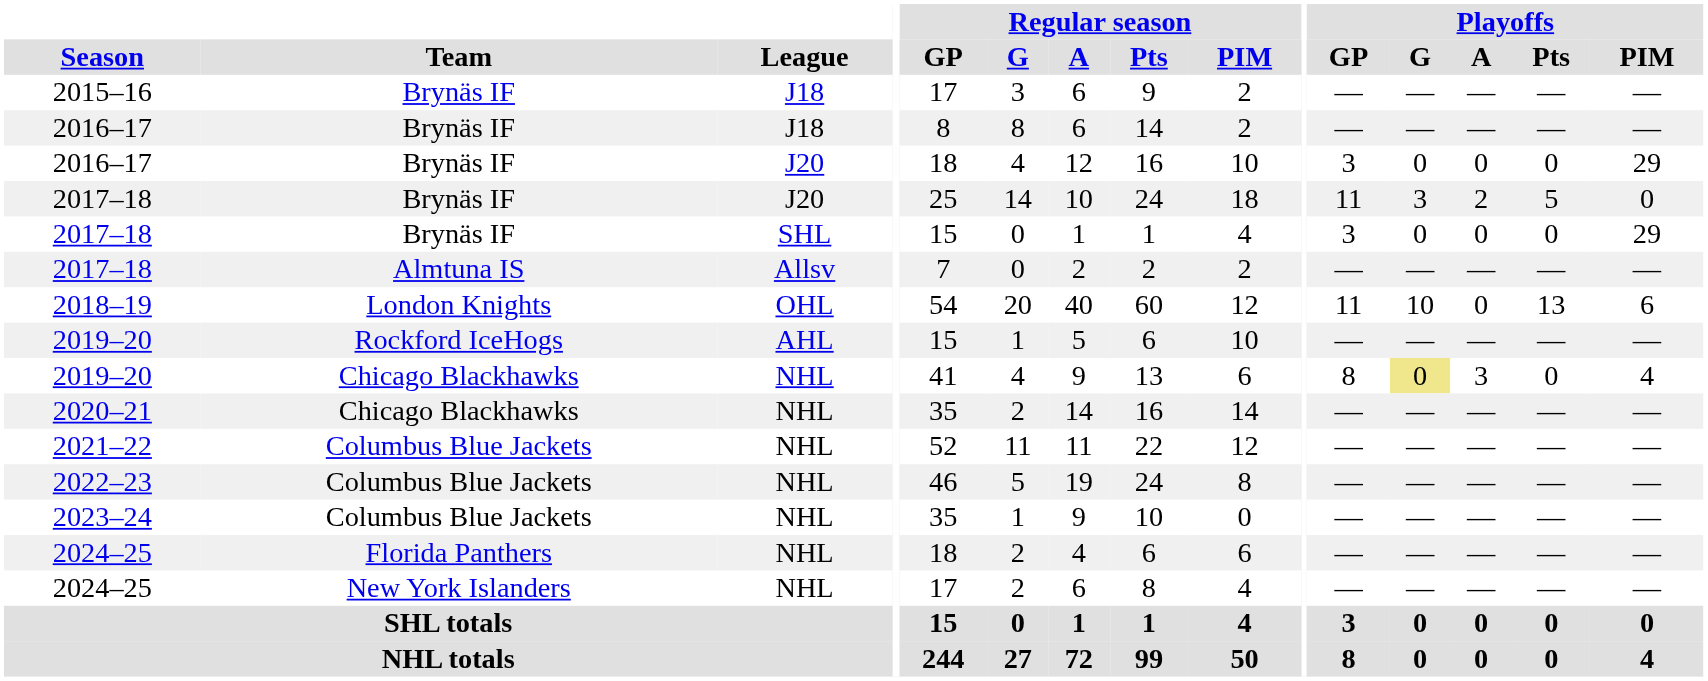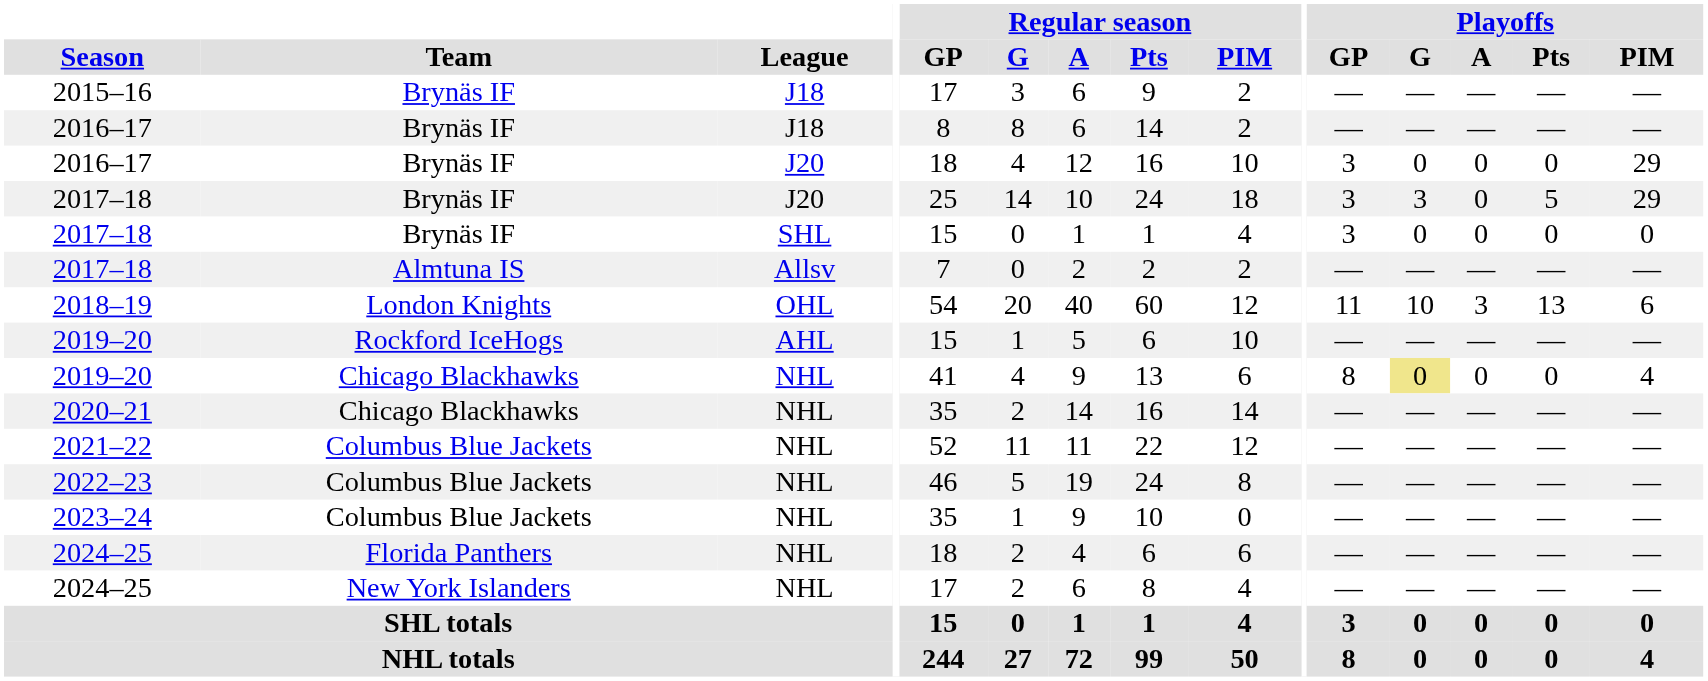(1349, 198) 11 -> (1349, 198) 3
(1481, 198) 2 -> (1481, 198) 0
(1647, 198) 0 -> (1647, 198) 29
(1647, 233) 29 -> (1647, 233) 0
(1481, 304) 0 -> (1481, 304) 3
(1481, 375) 3 -> (1481, 375) 0
